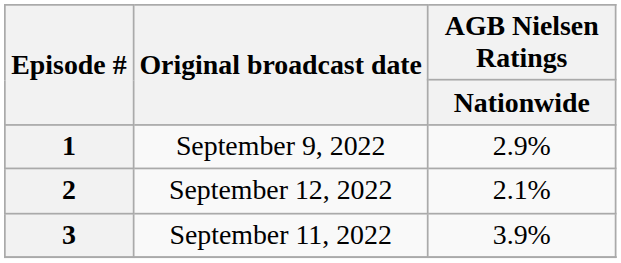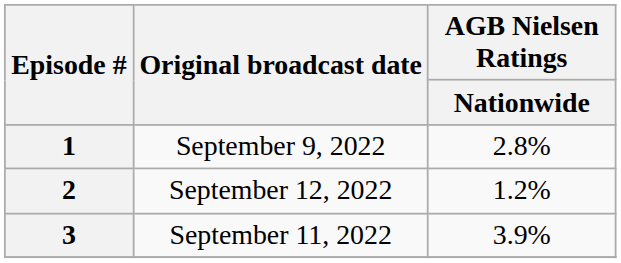(522, 146) 2.9% -> (522, 146) 2.8%
(522, 190) 2.1% -> (522, 190) 1.2%
